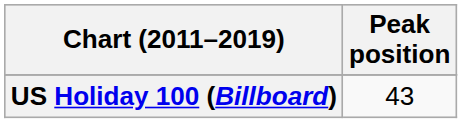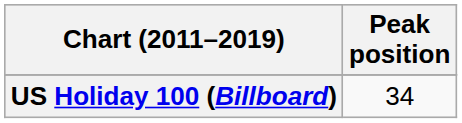(400, 95) 43 -> (400, 95) 34
